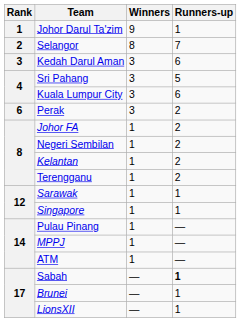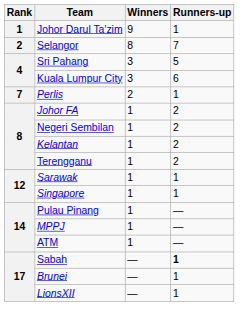- row: (81, 62)
- row: (51, 111)
+ row: (50, 95)
